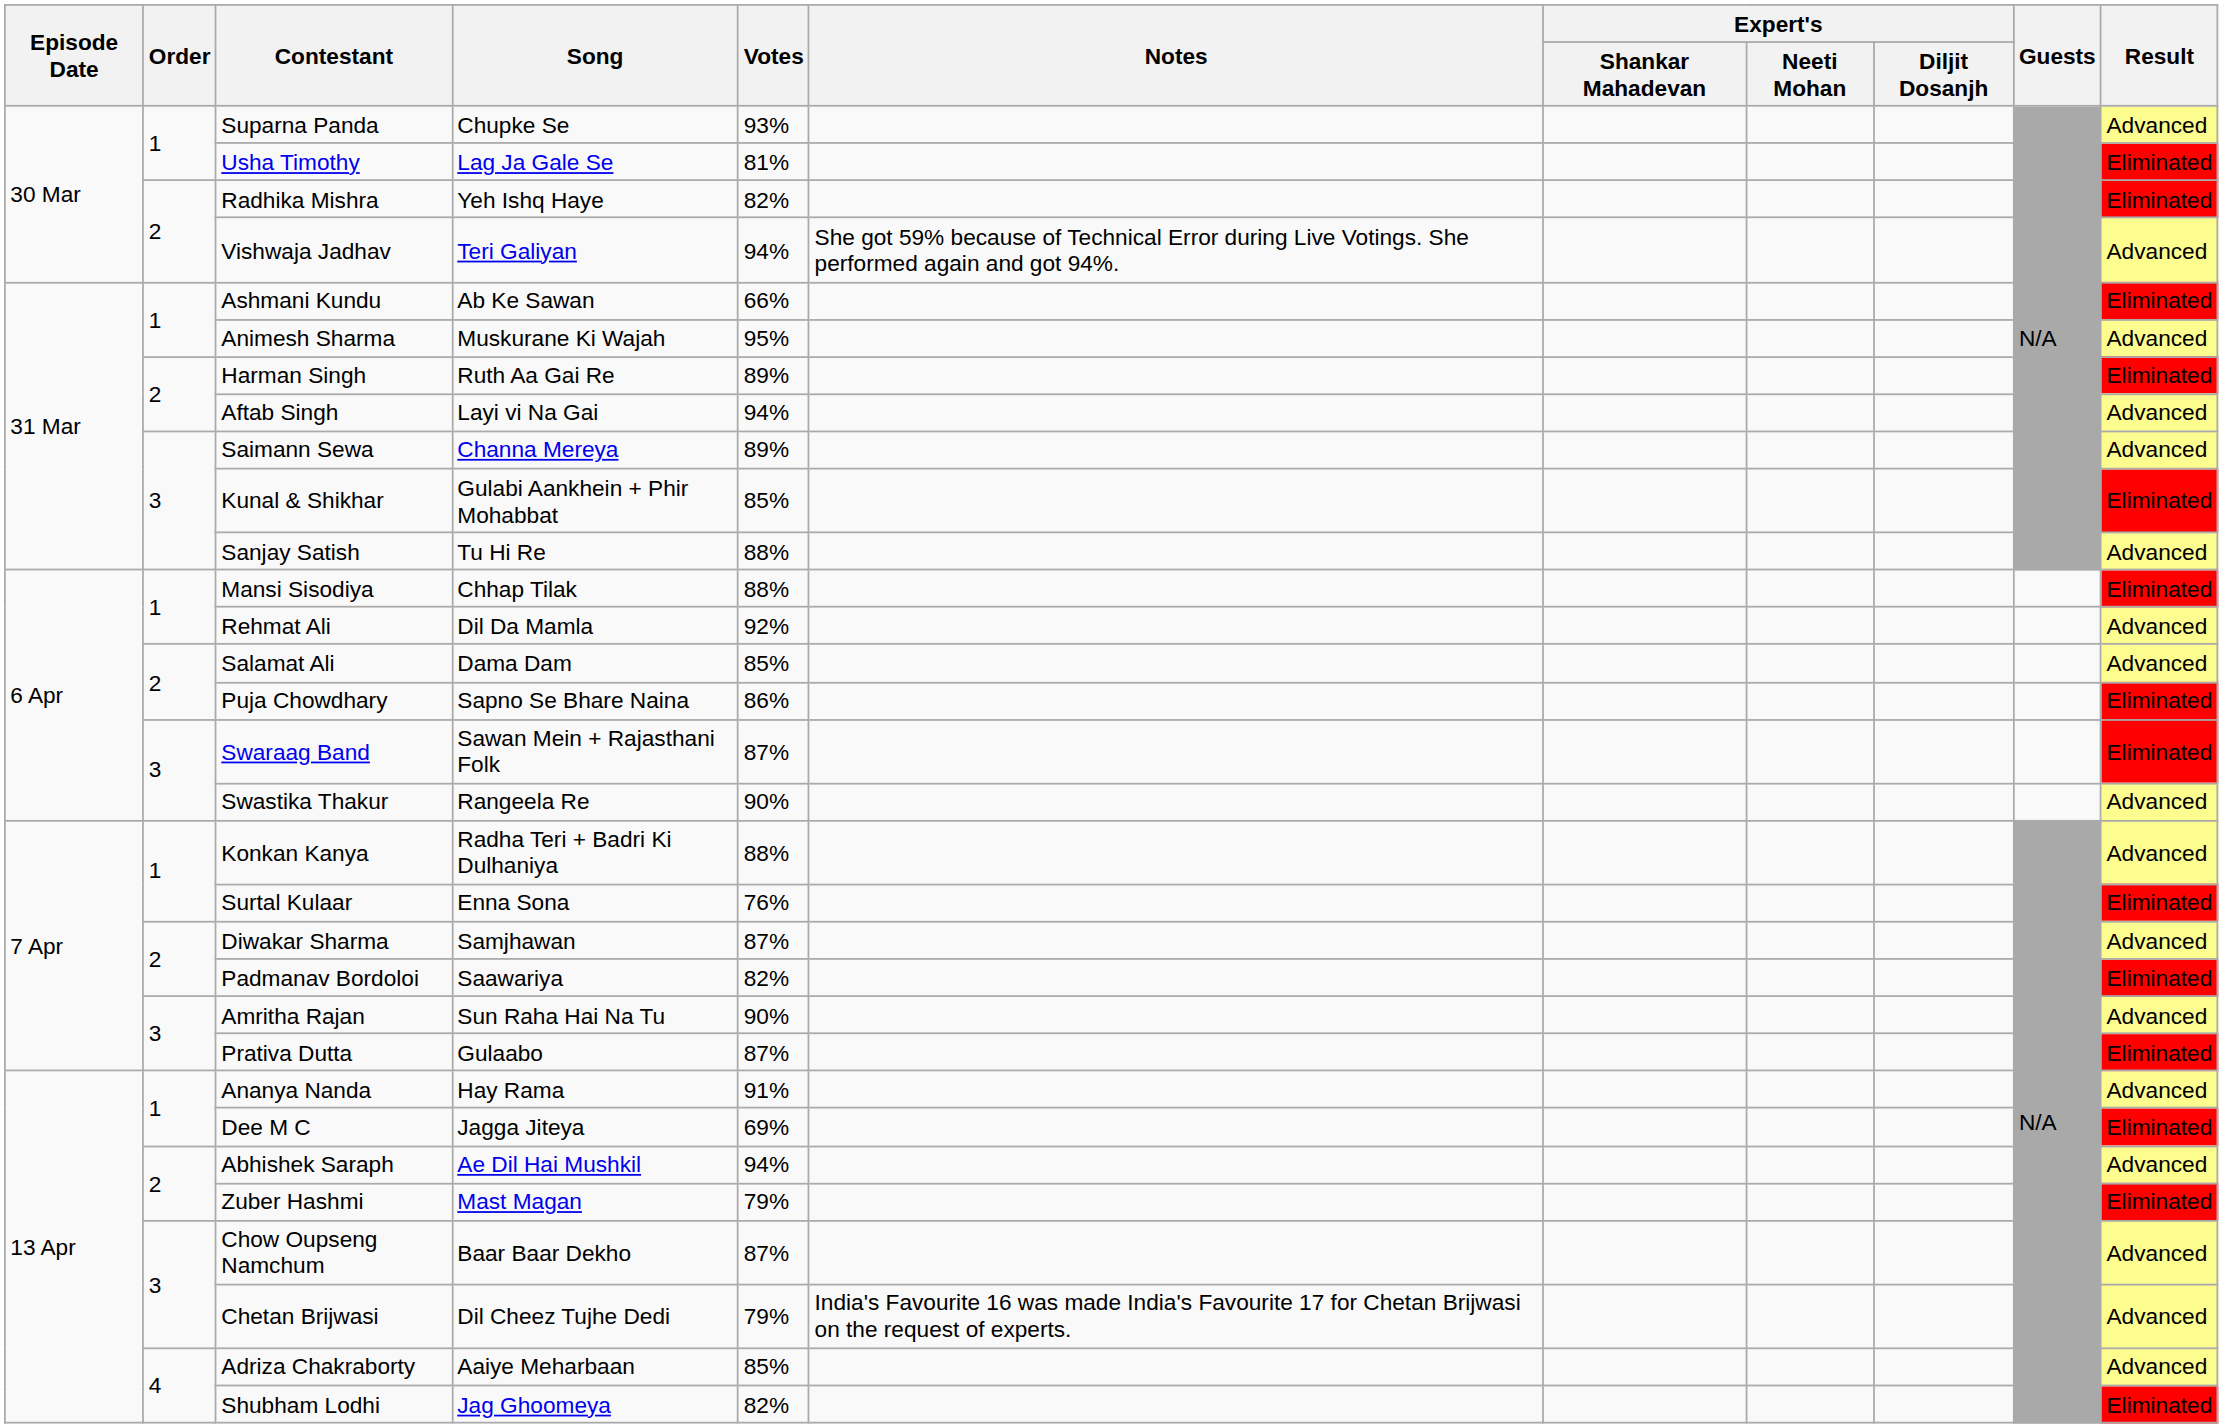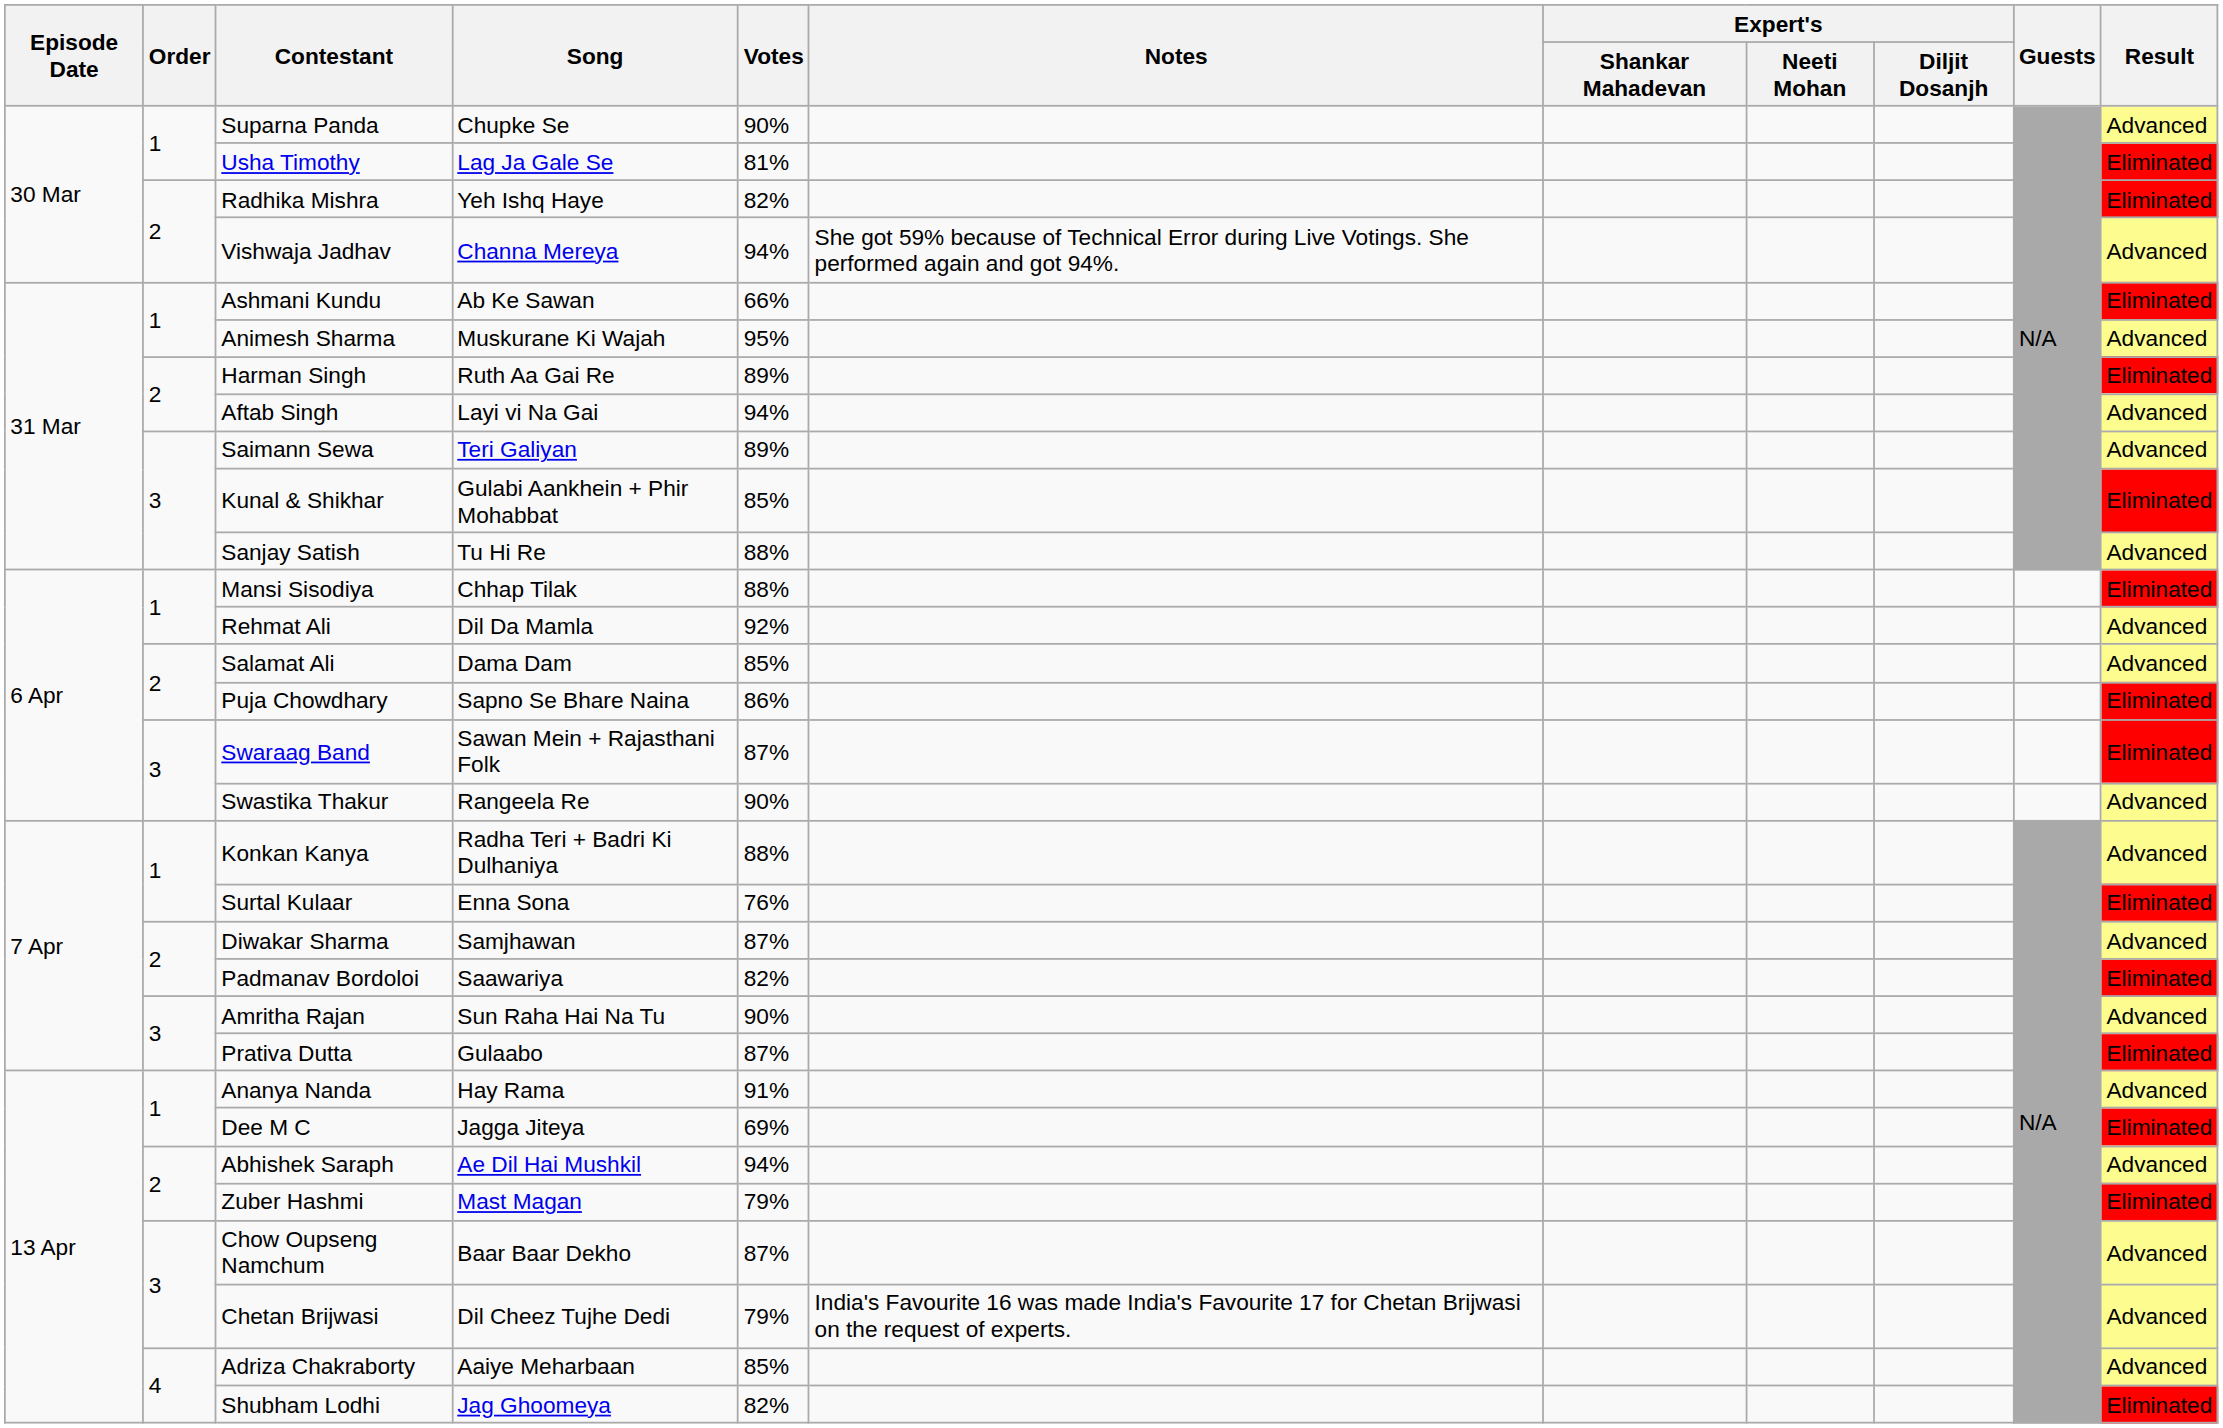(766, 125) 93% -> (766, 125) 90%
(517, 250) Teri Galiyan -> (538, 250) Channa Mereya
(538, 450) Channa Mereya -> (517, 450) Teri Galiyan
